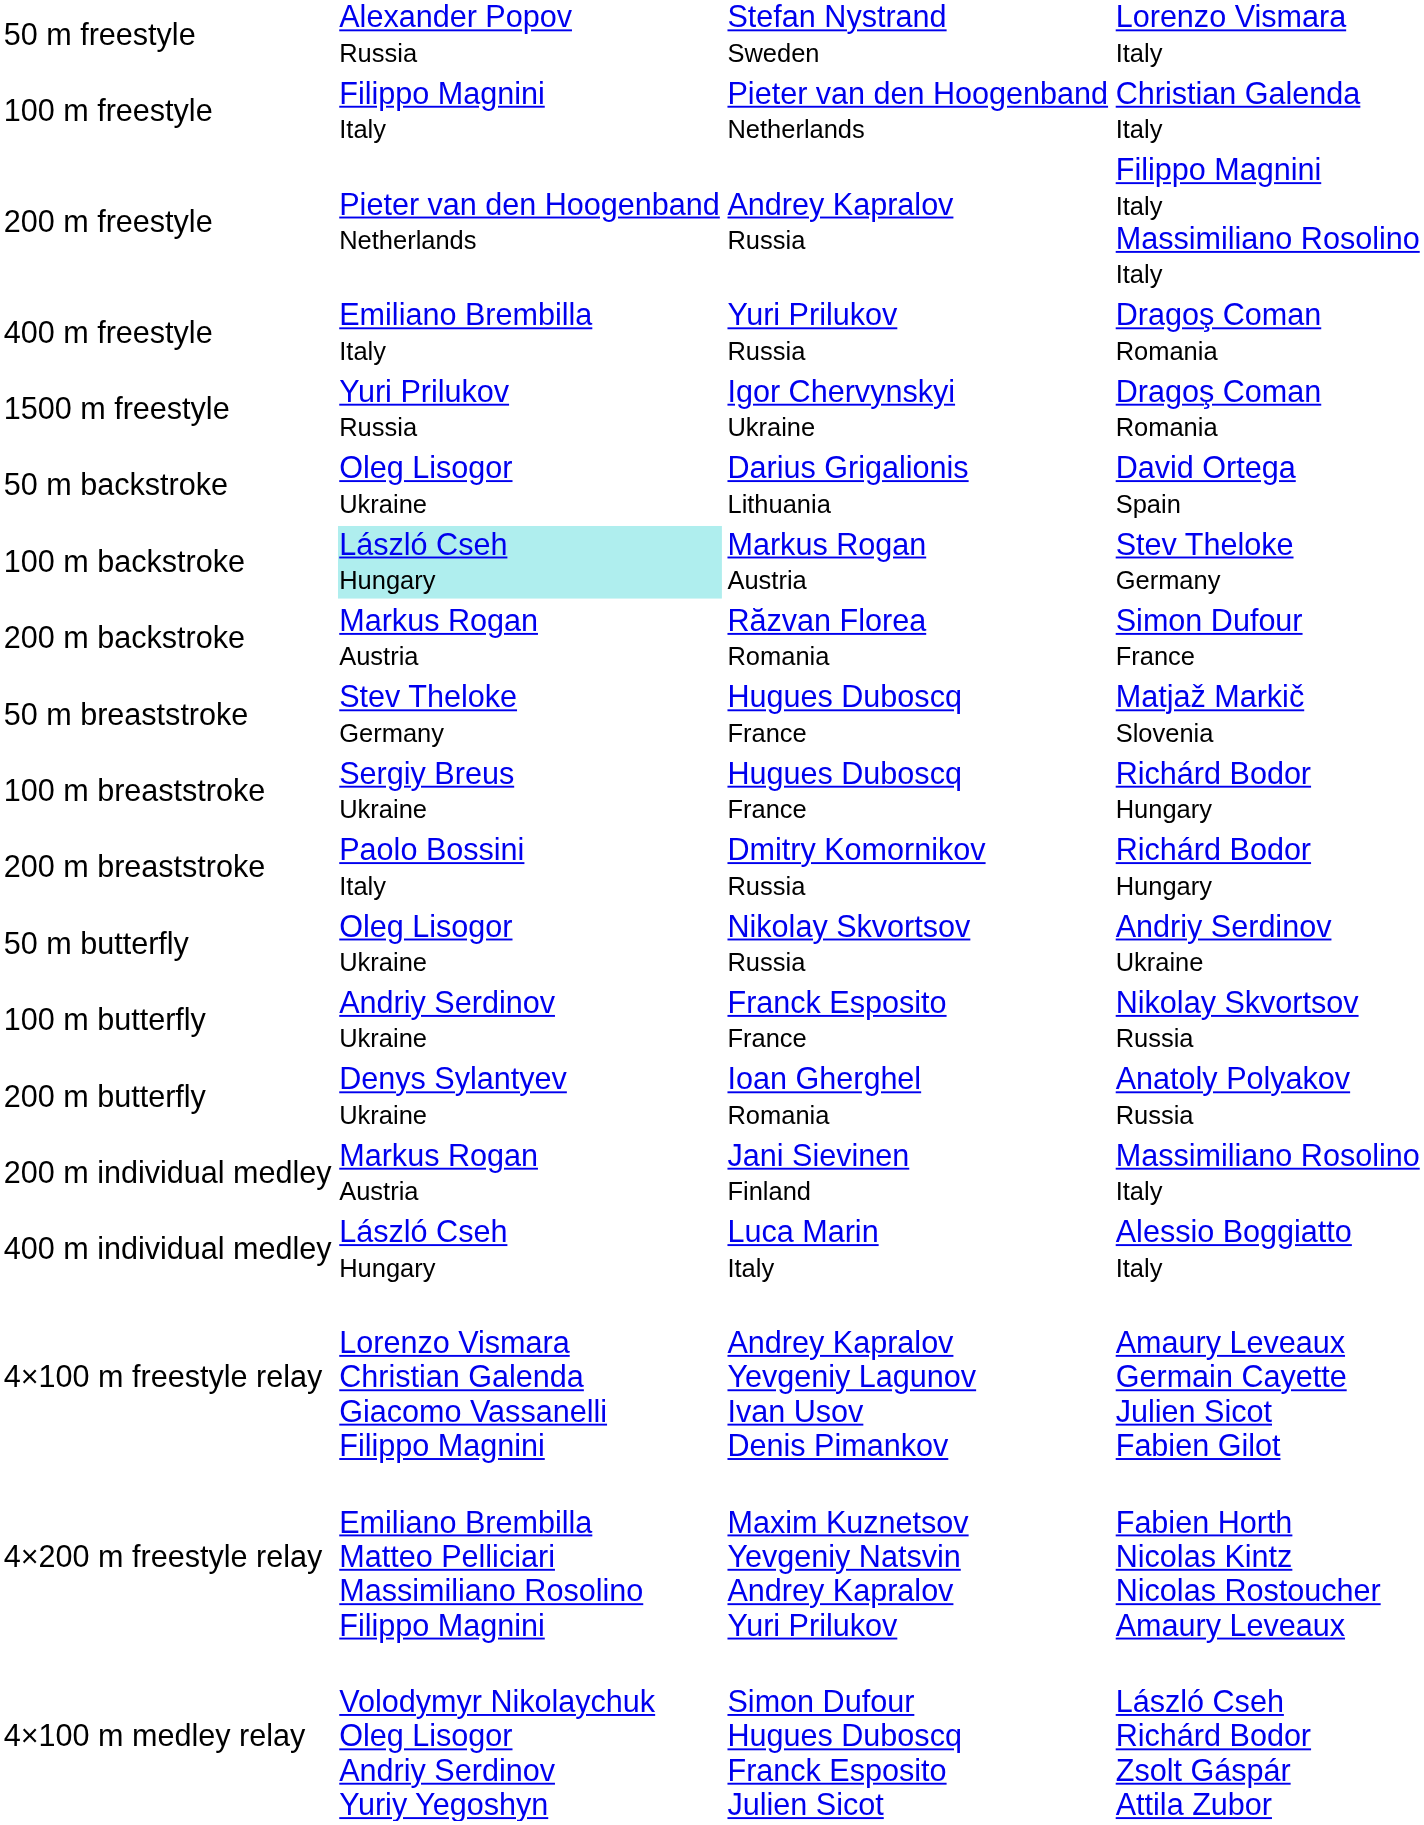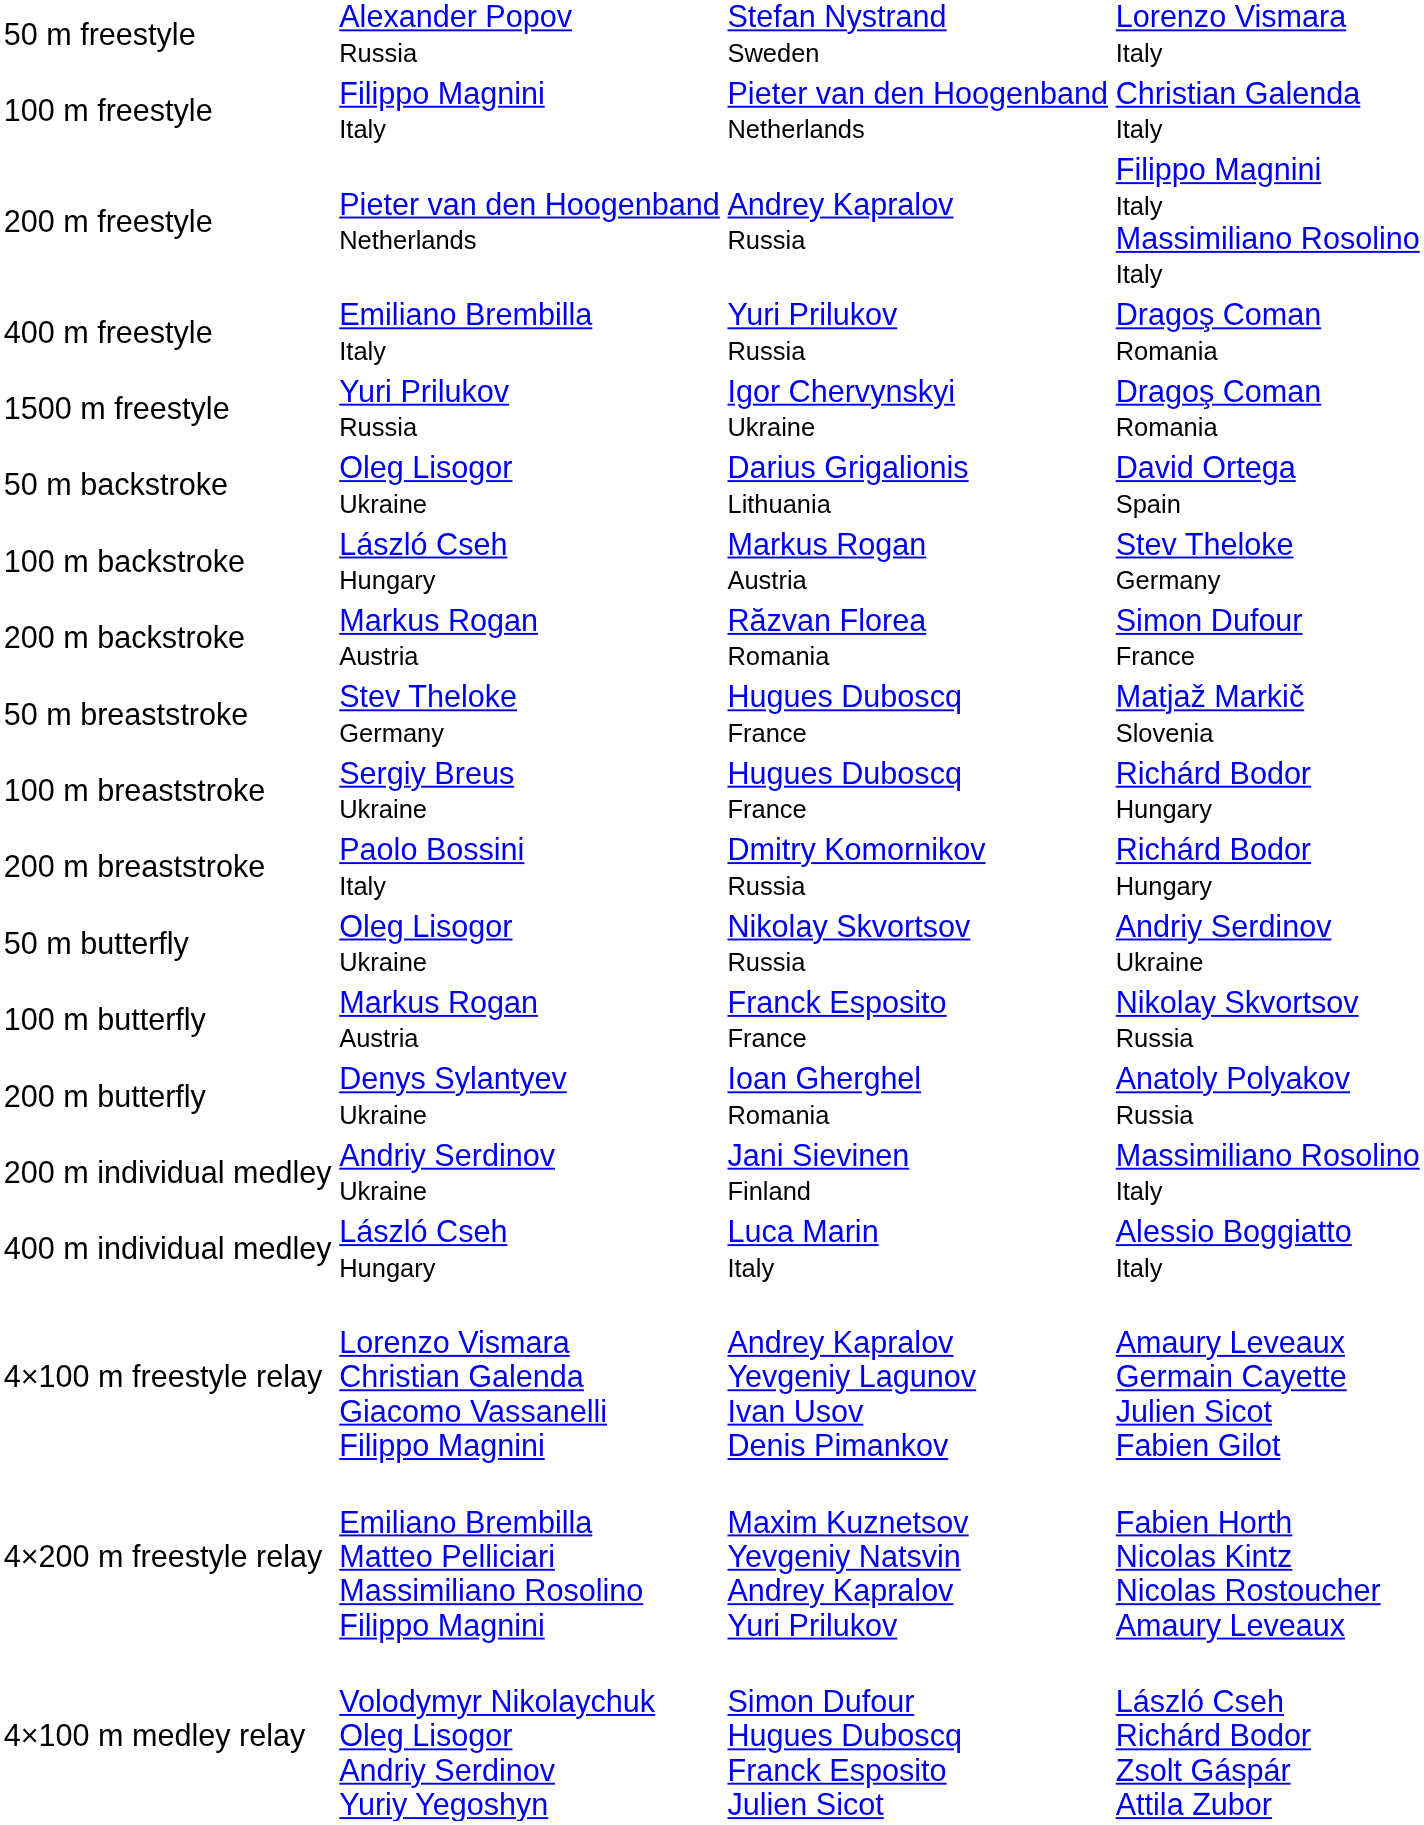(423, 561) paleturquoise background -> (423, 561) no background
(447, 1020) Andriy Serdinov Ukraine -> (439, 1020) Markus Rogan Austria
(439, 1173) Markus Rogan Austria -> (447, 1173) Andriy Serdinov Ukraine
